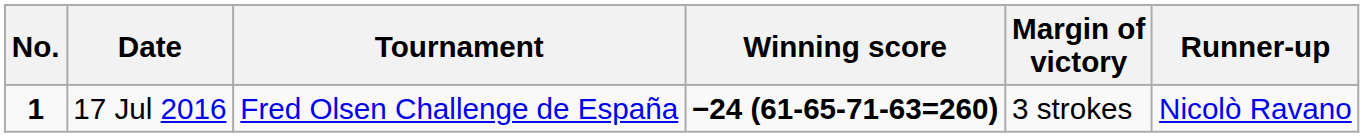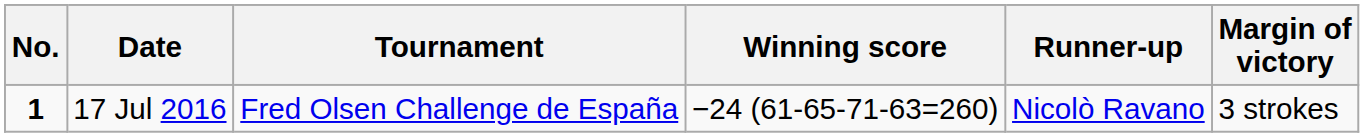columns swapped: (1079, 45) <-> (1255, 45)
(845, 109) bold -> (845, 109) normal
